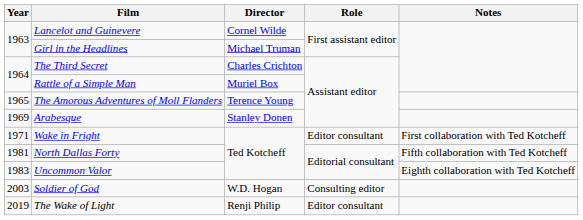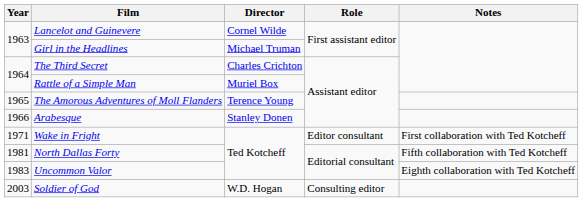(18, 118) 1969 -> (18, 118) 1966
- row: (74, 205)
